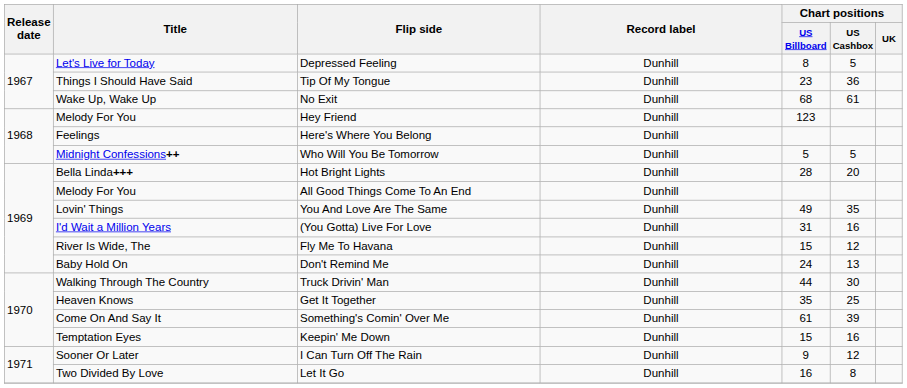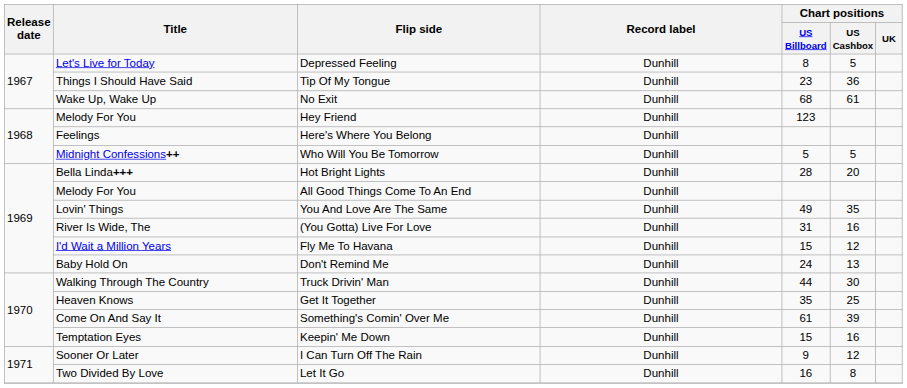(113, 227) I'd Wait a Million Years -> (103, 227) River Is Wide, The
(103, 245) River Is Wide, The -> (113, 245) I'd Wait a Million Years
